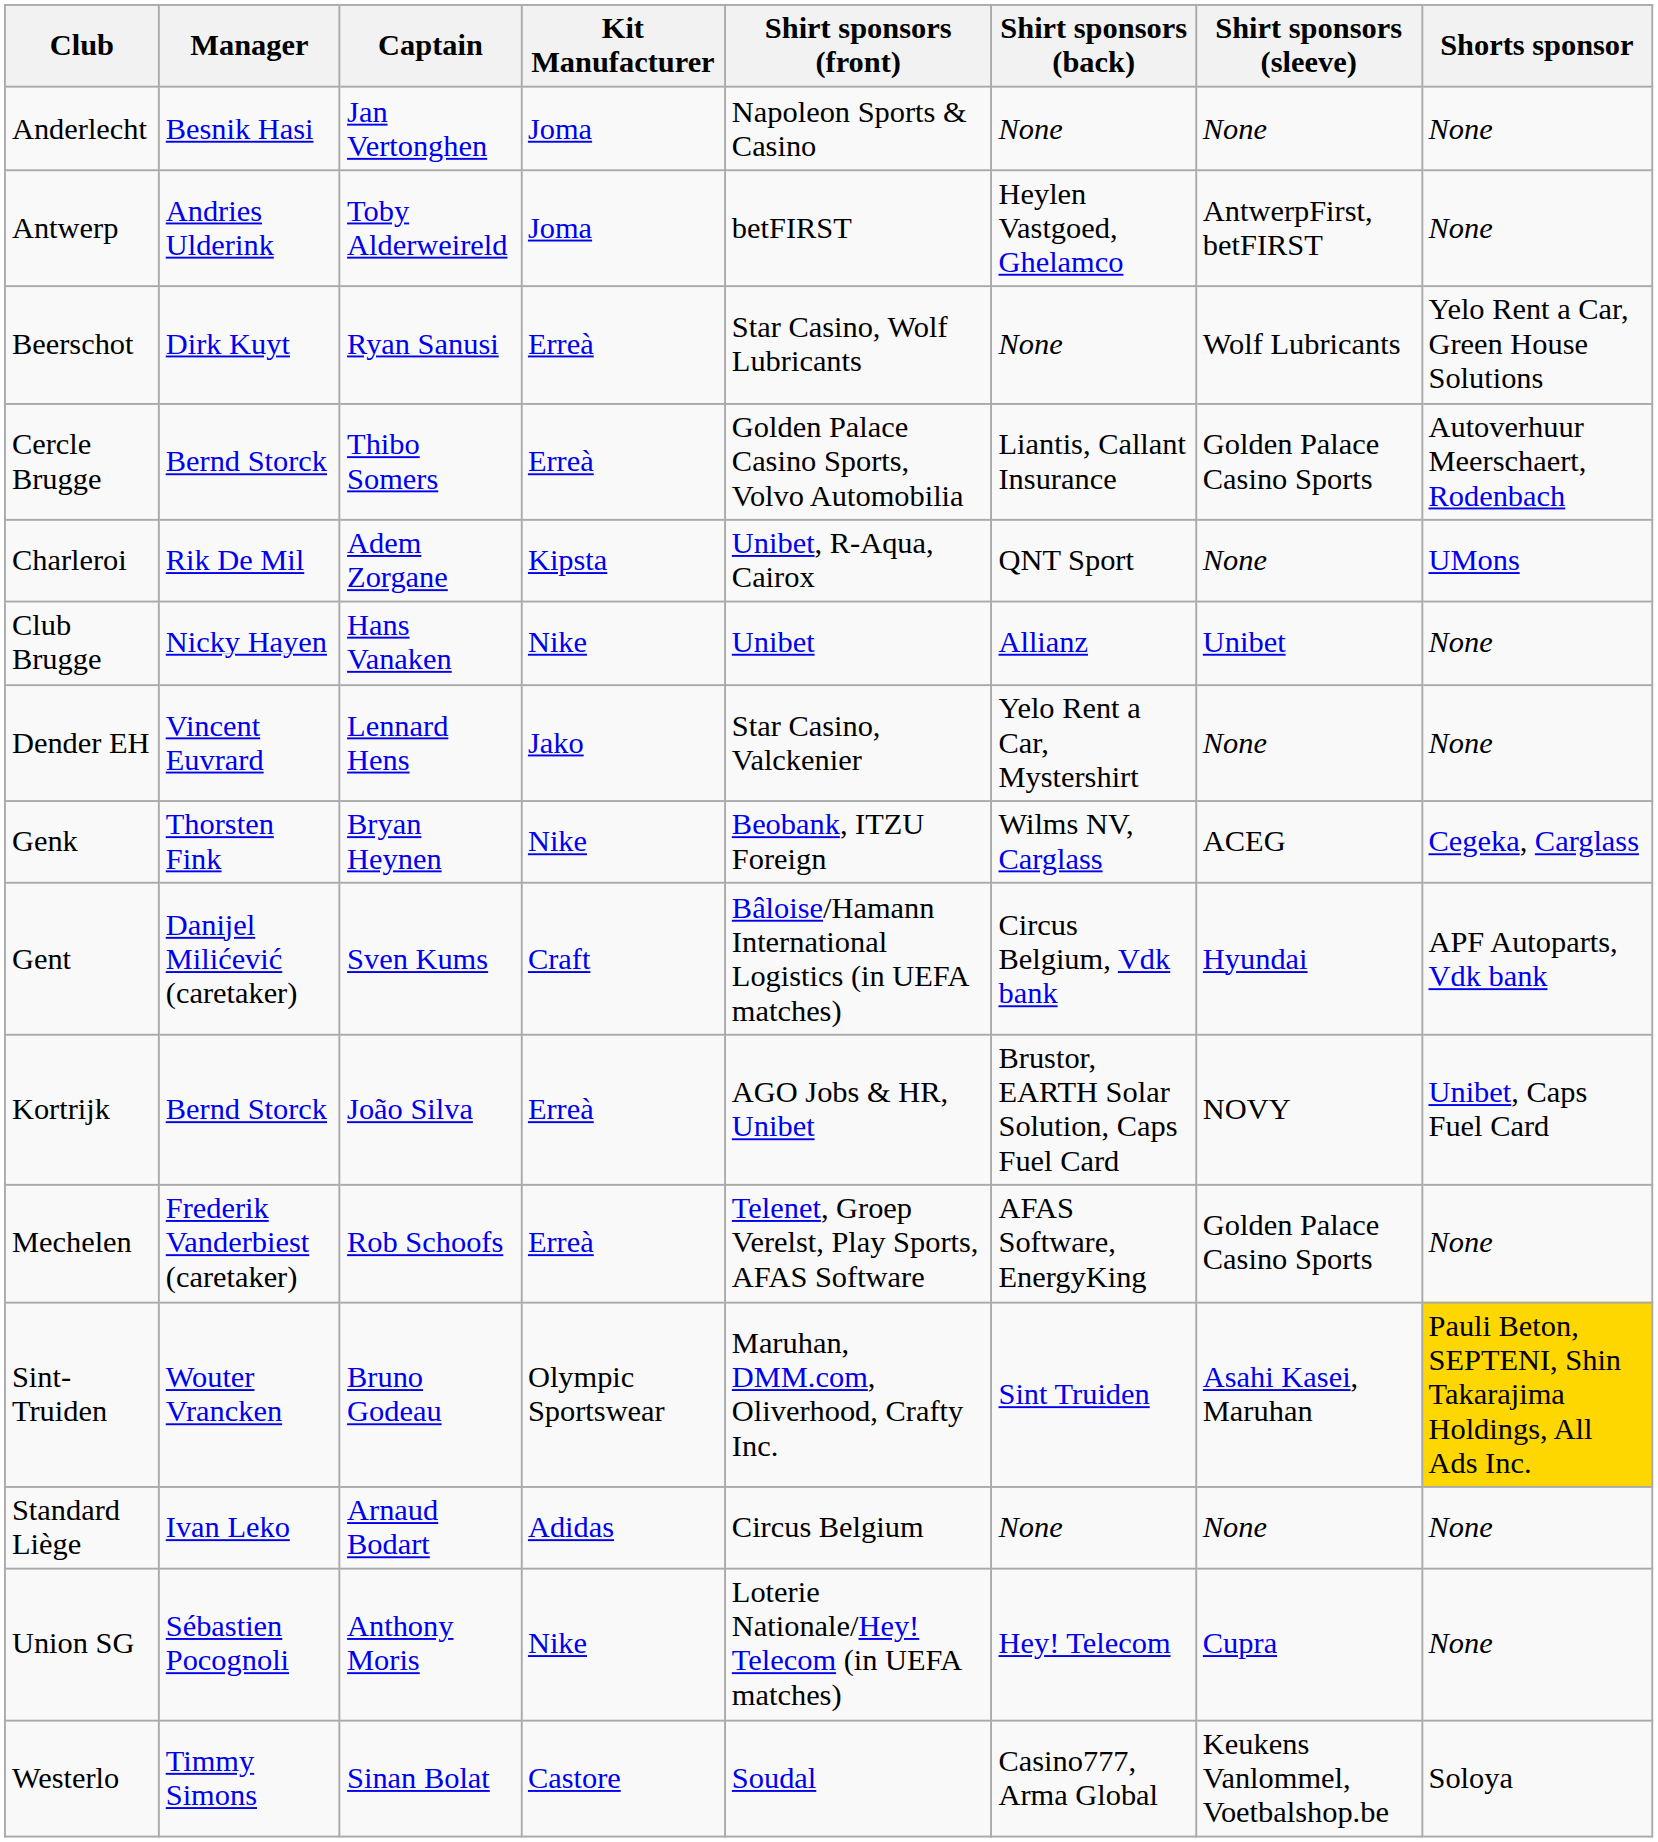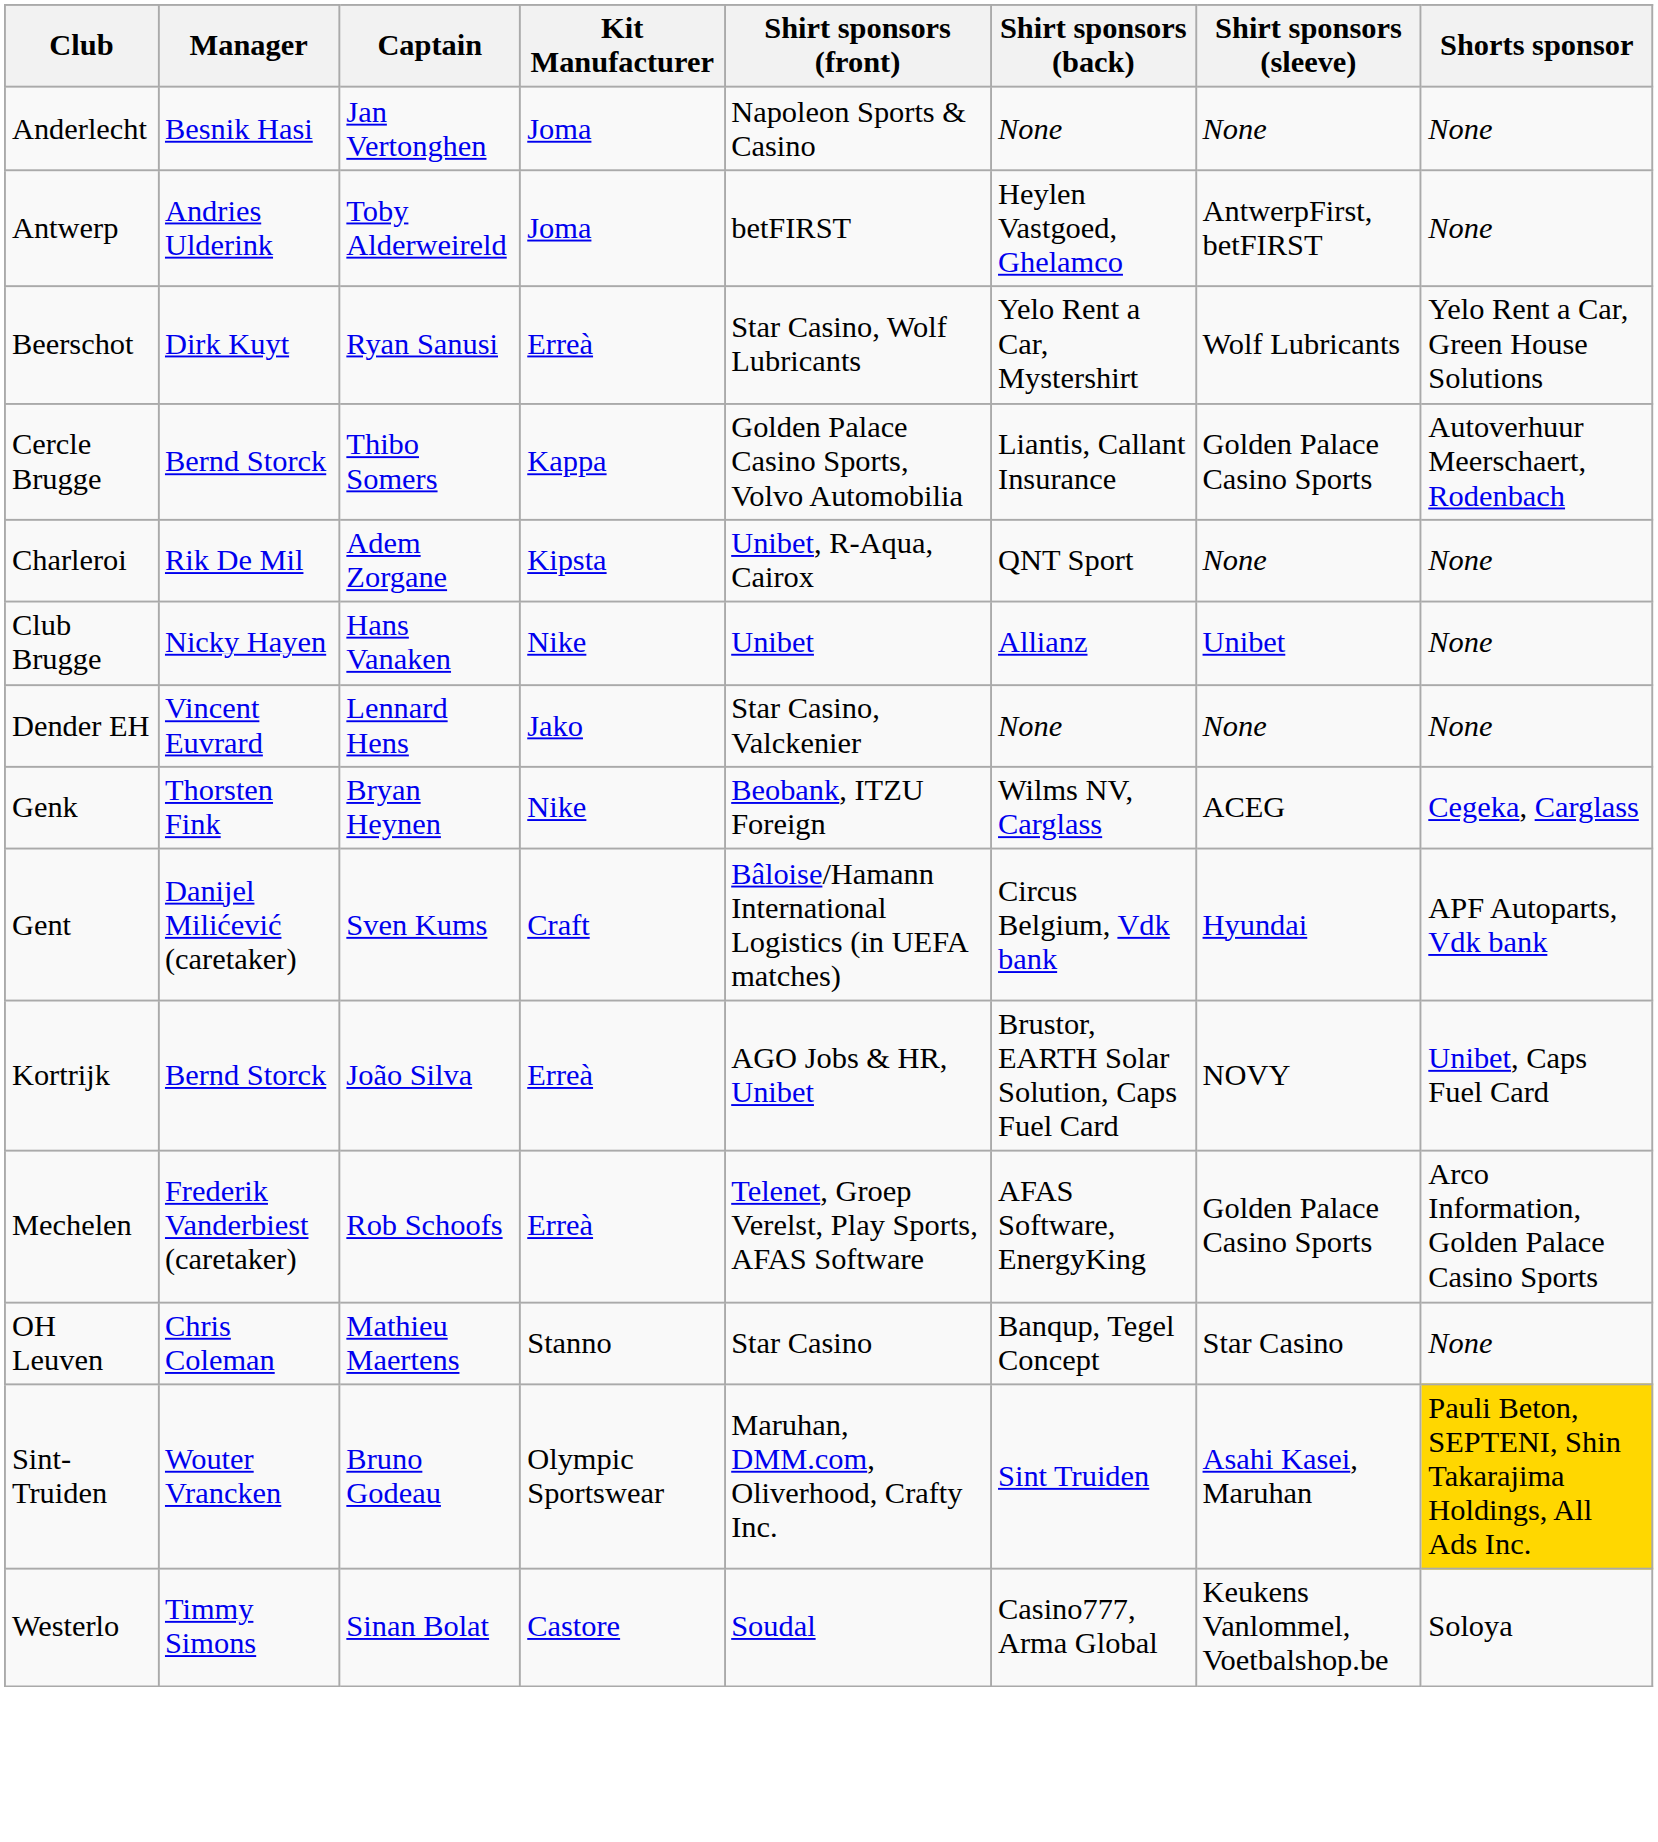(1031, 344) None -> (1069, 344) Yelo Rent a Car, Mystershirt
(561, 460) Erreà -> (567, 460) Kappa
(1474, 560) UMons -> (1460, 560) None
(1070, 742) Yelo Rent a Car, Mystershirt -> (1030, 725) None
(1461, 1242) None -> (1517, 1225) Arco Information, Golden Palace Casino Sports
+ row: (58, 1342)
- row: (66, 1527)
- row: (73, 1644)
